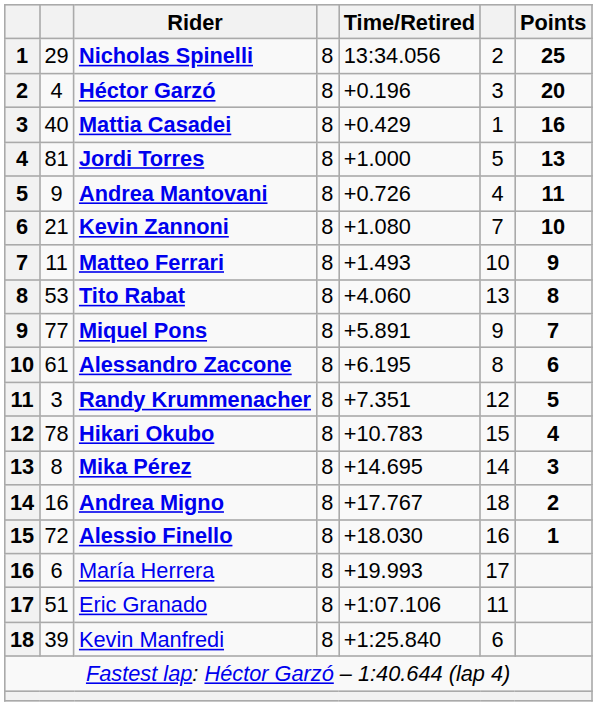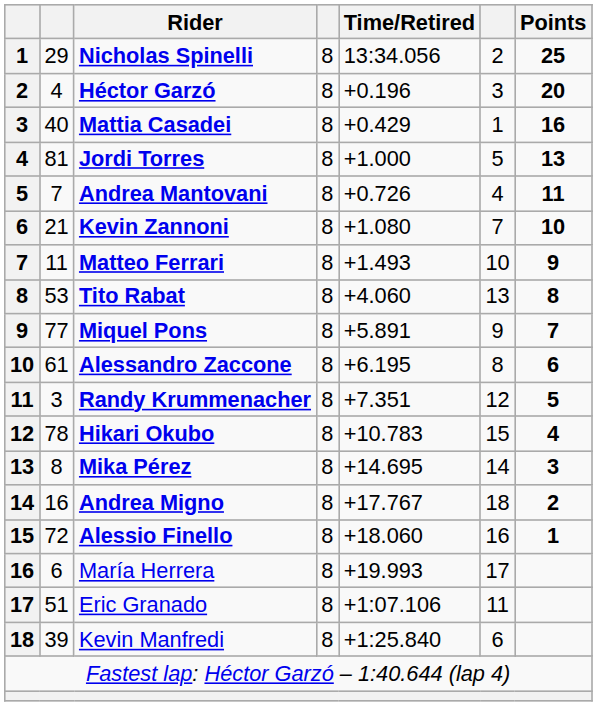(57, 193) 9 -> (57, 193) 7
(383, 536) +18.030 -> (383, 536) +18.060
